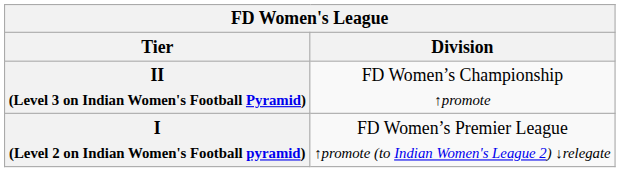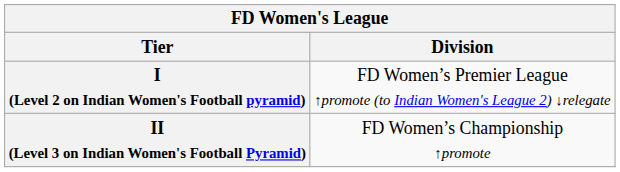rows swapped: (157, 140) <-> (157, 87)
